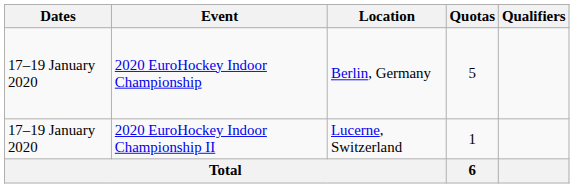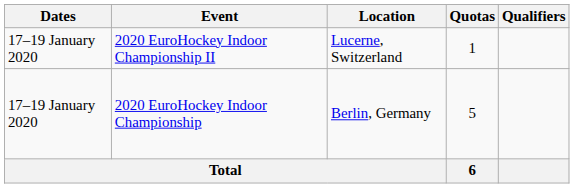rows swapped: (191, 73) <-> (191, 138)
